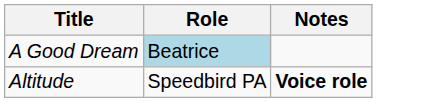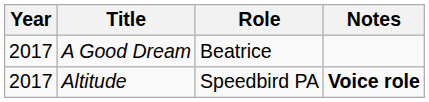+ column: (31, 19)
(183, 50) lightblue background -> (236, 50) no background
